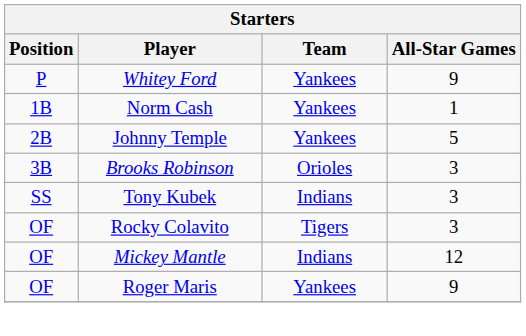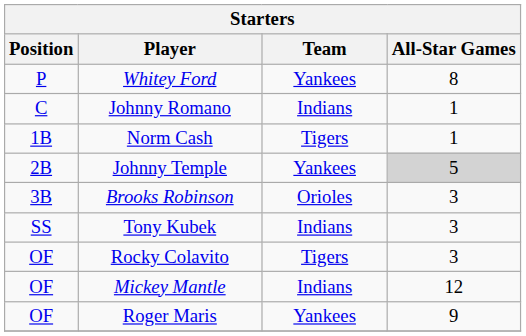(454, 78) 9 -> (454, 78) 8
+ row: (170, 108)
(325, 108) Yankees -> (325, 138) Tigers
(454, 138) no background -> (454, 167) lightgrey background
